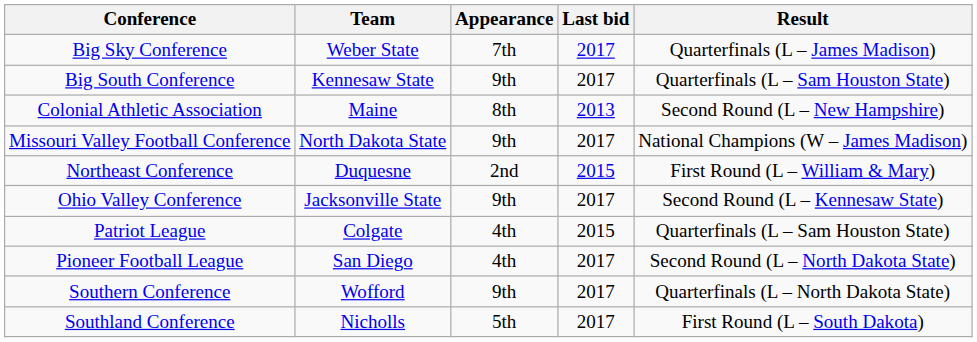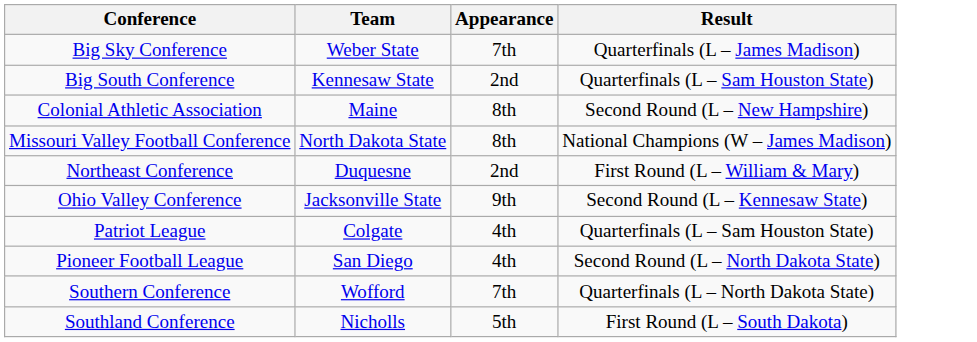- column: (596, 19)
(504, 79) 9th -> (504, 79) 2nd
(504, 140) 9th -> (504, 140) 8th
(504, 291) 9th -> (504, 291) 7th
